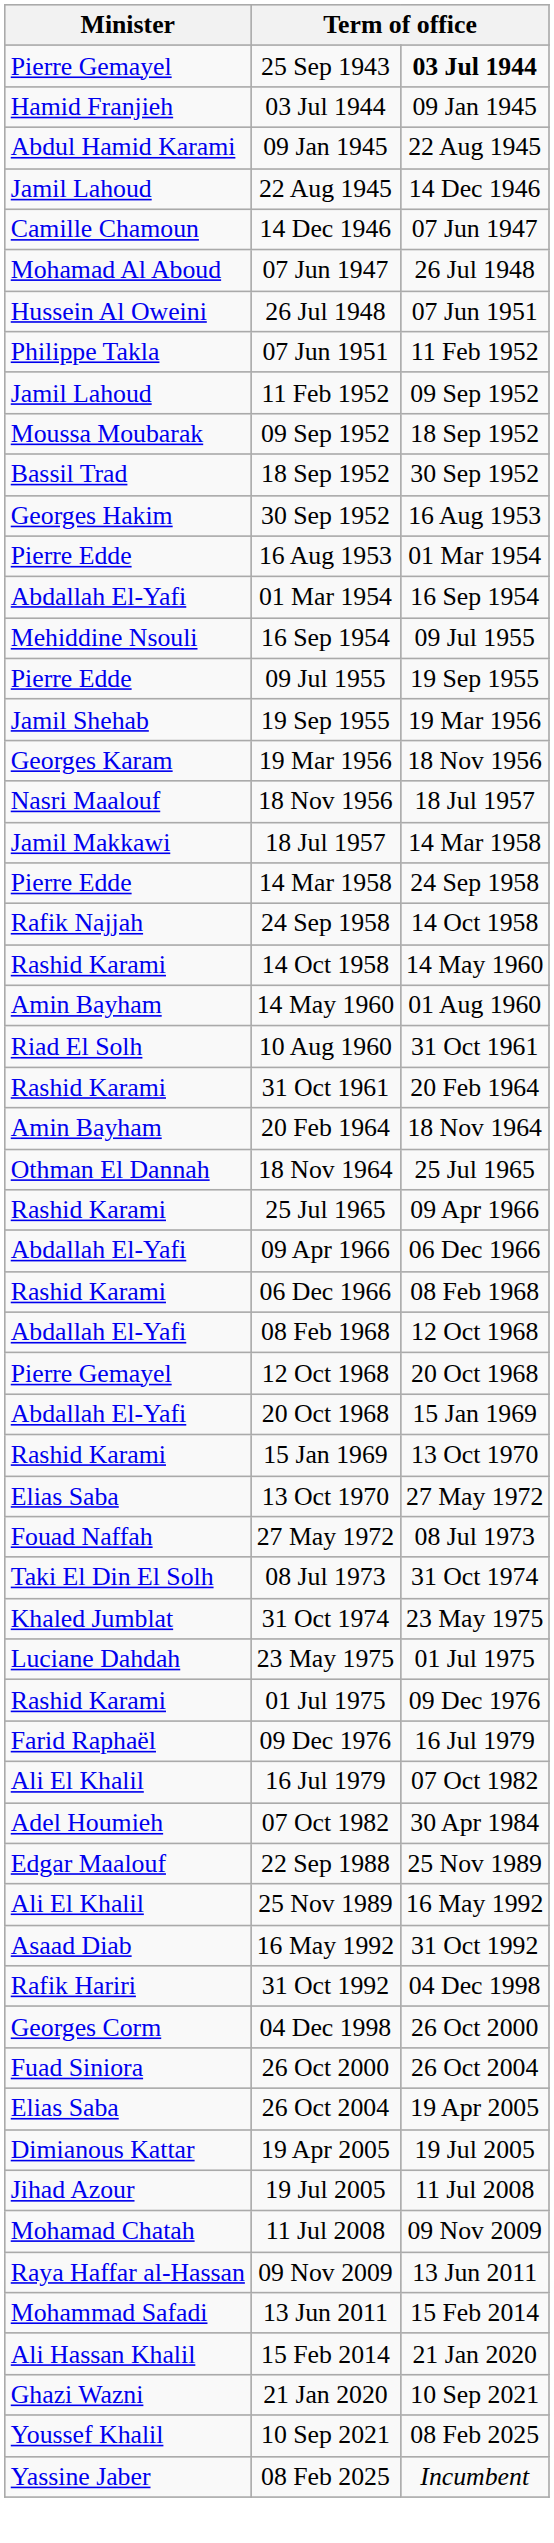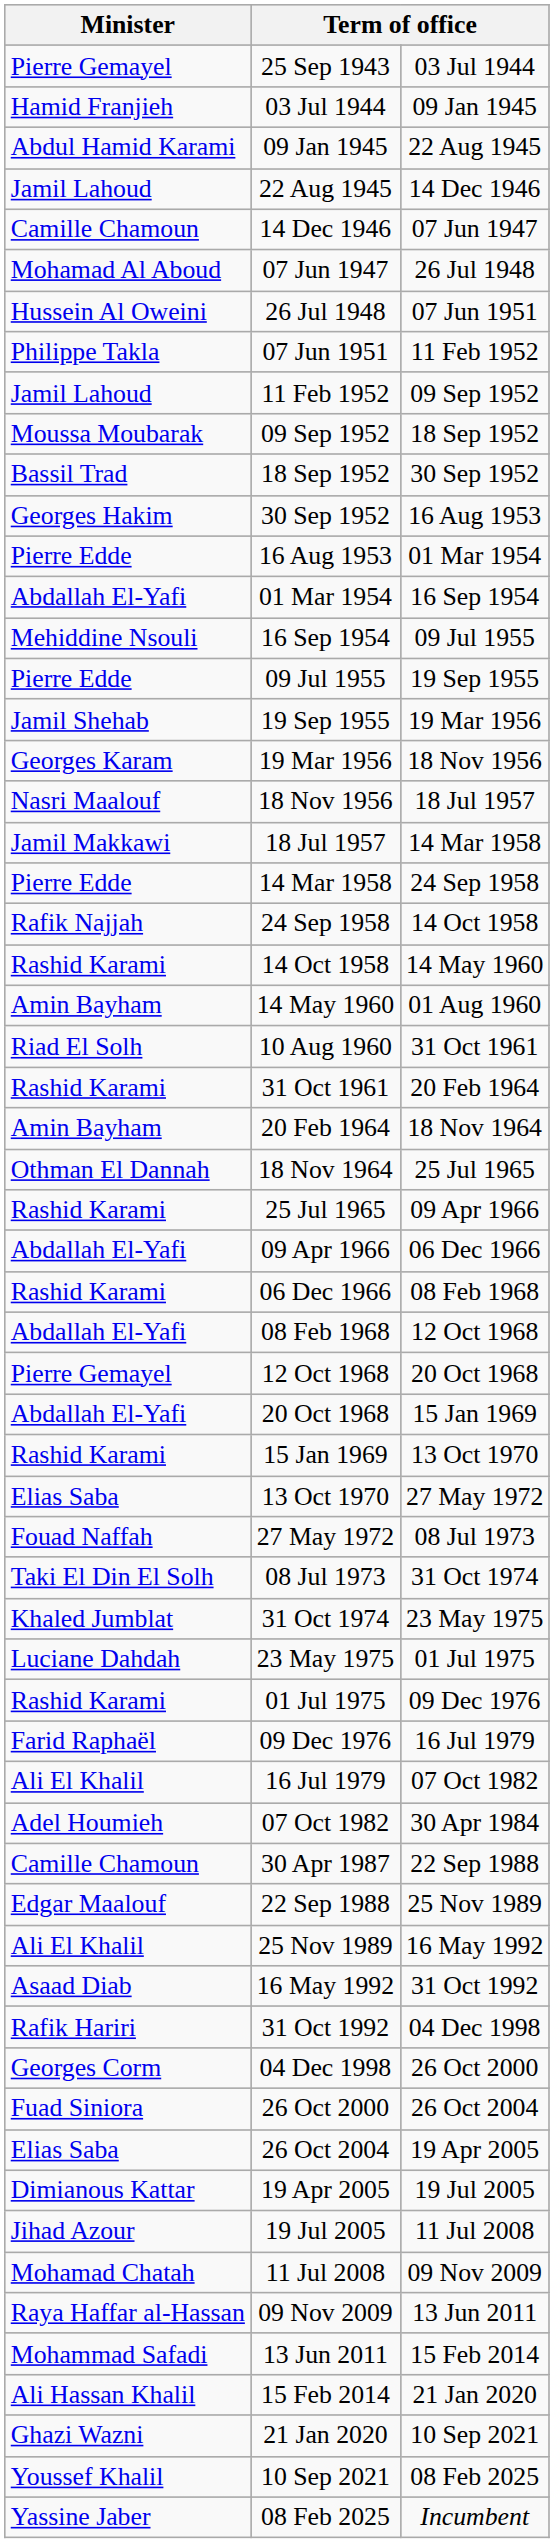(475, 65) bold -> (475, 65) normal
+ row: (325, 1863)
